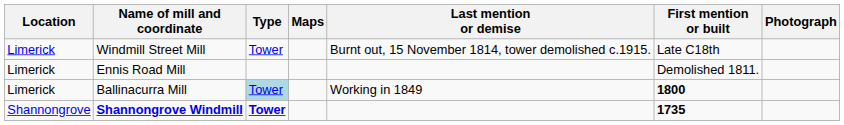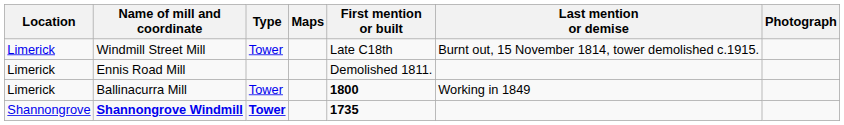columns swapped: (708, 21) <-> (491, 21)
(266, 89) lightblue background -> (266, 89) no background
